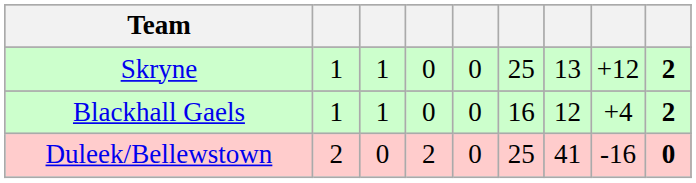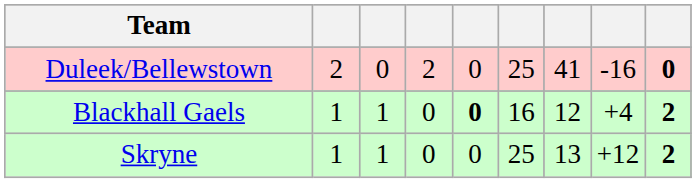rows swapped: (159, 68) <-> (159, 154)
(475, 111) normal -> (475, 111) bold
